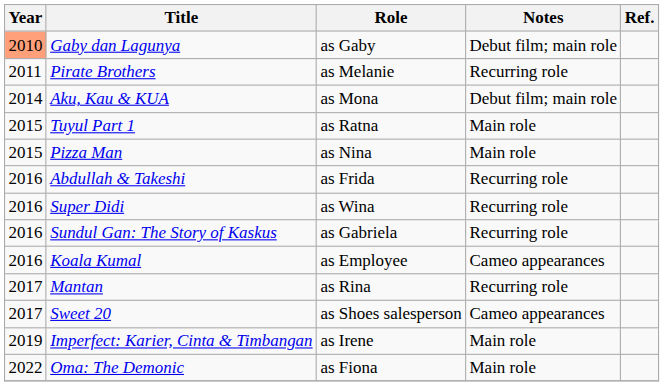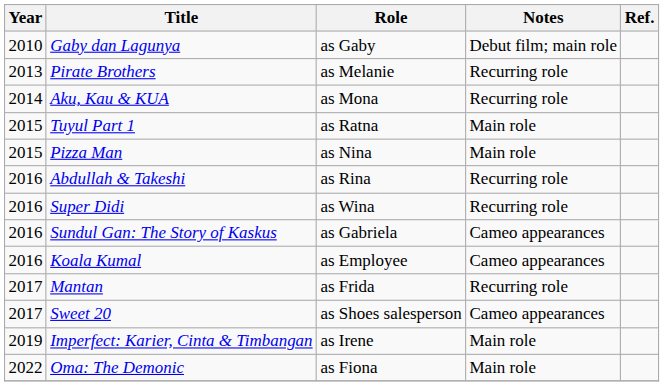(25, 44) lightsalmon background -> (25, 44) no background
(25, 71) 2011 -> (25, 71) 2013
(543, 98) Debut film; main role -> (519, 98) Recurring role
(347, 179) as Frida -> (346, 179) as Rina
(519, 233) Recurring role -> (537, 233) Cameo appearances
(346, 286) as Rina -> (347, 286) as Frida
